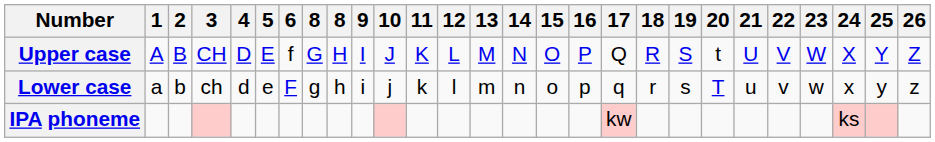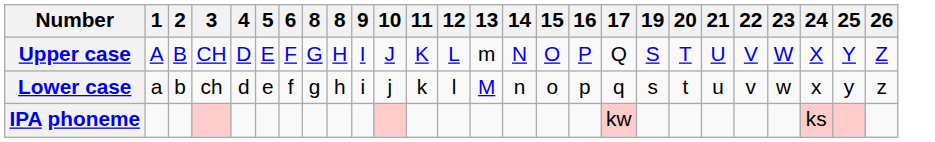- column: (653, 20)
(291, 53) f -> (291, 53) F
(487, 53) M -> (487, 53) m
(718, 53) t -> (685, 53) T
(291, 86) F -> (291, 86) f
(487, 86) m -> (487, 86) M
(718, 86) T -> (685, 86) t
